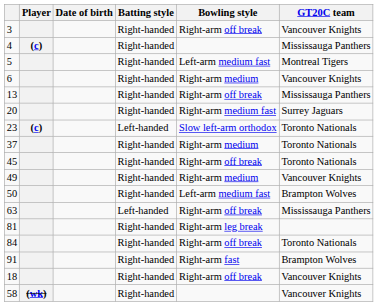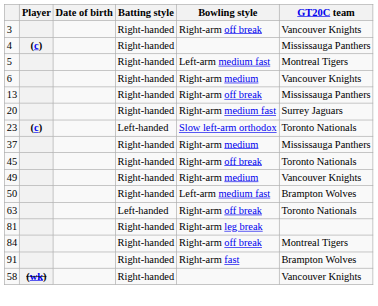(319, 144) Toronto Nationals -> (326, 144) Mississauga Panthers
(326, 210) Mississauga Panthers -> (319, 210) Toronto Nationals
(319, 243) Toronto Nationals -> (315, 243) Montreal Tigers
- row: (12, 276)
